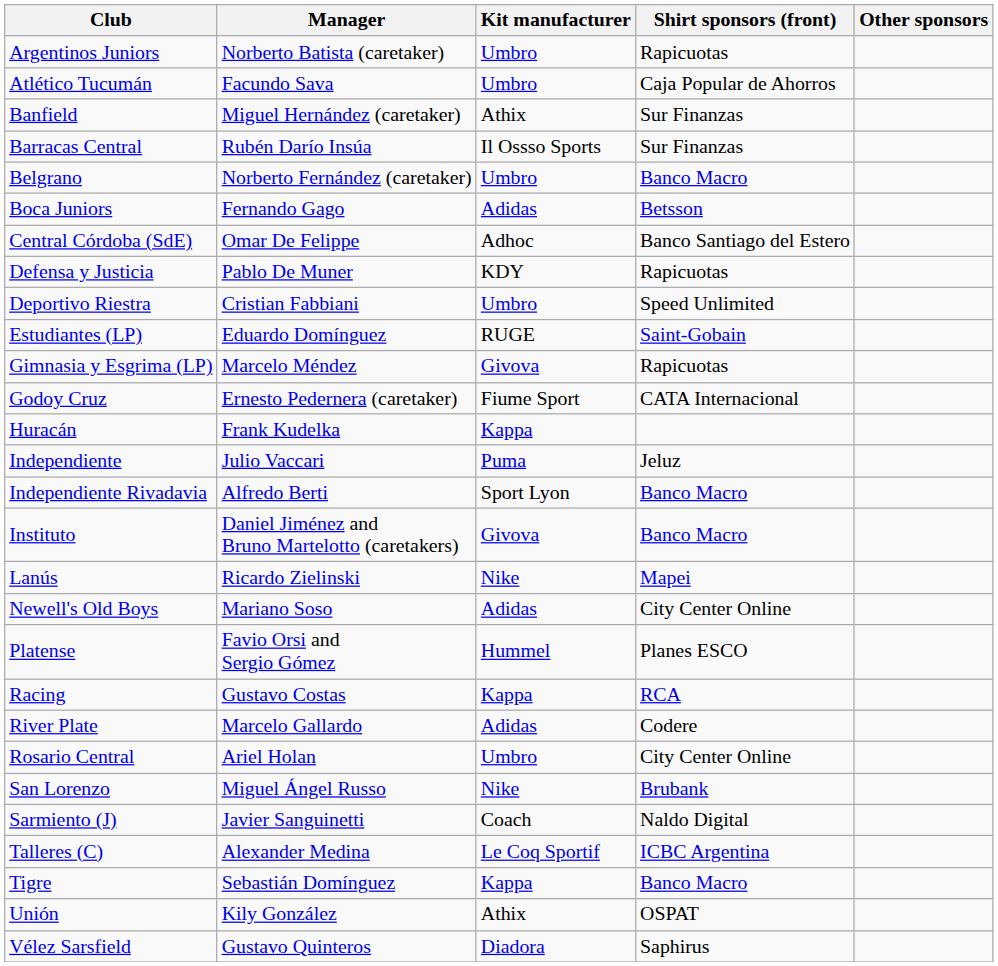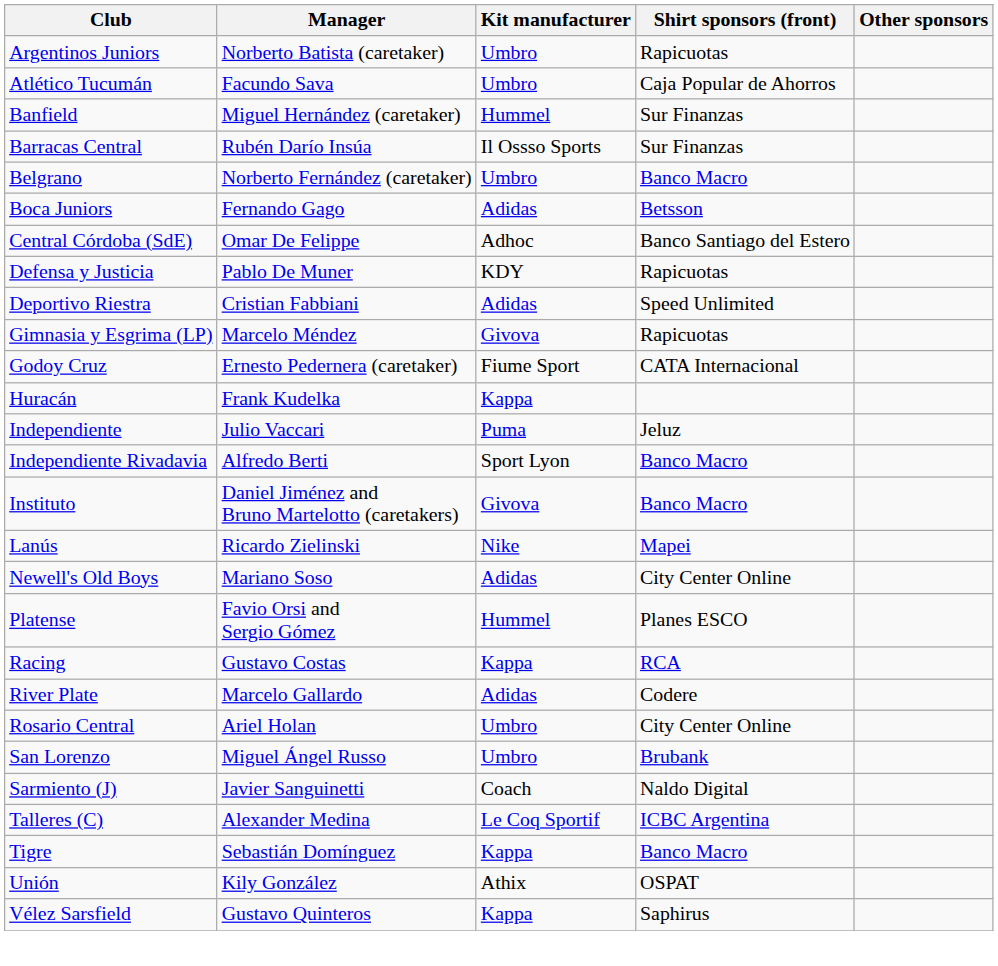(503, 114) Athix -> (516, 114) Hummel
(509, 303) Umbro -> (509, 303) Adidas
- row: (76, 334)
(500, 788) Nike -> (509, 757) Umbro
(513, 945) Diadora -> (507, 914) Kappa
